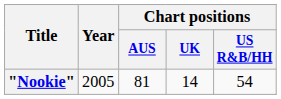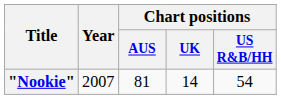(98, 81) 2005 -> (98, 81) 2007
